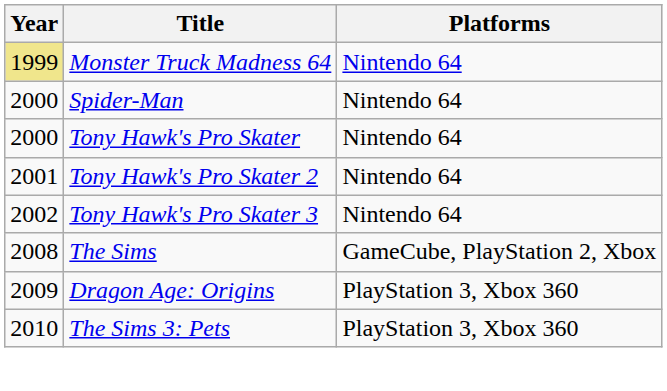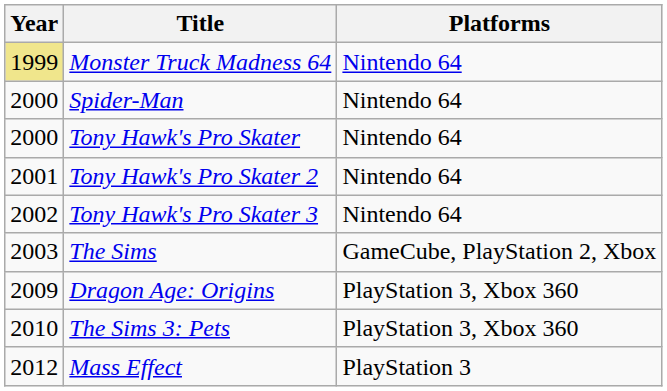(34, 251) 2008 -> (34, 251) 2003
+ row: (126, 366)
